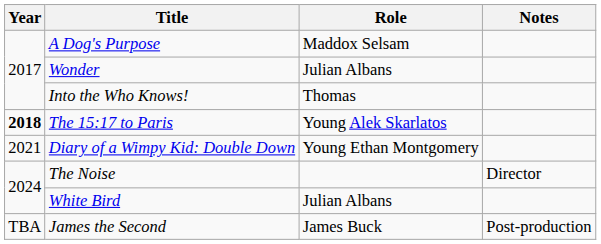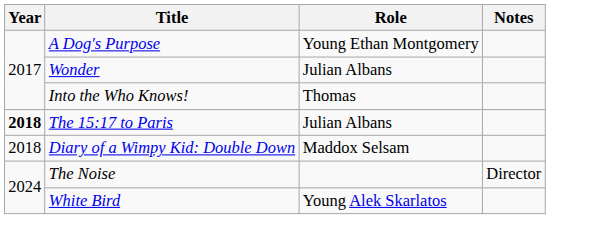(356, 43) Maddox Selsam -> (391, 43) Young Ethan Montgomery
(375, 122) Young Alek Skarlatos -> (347, 122) Julian Albans
(25, 148) 2021 -> (25, 148) 2018
(391, 148) Young Ethan Montgomery -> (356, 148) Maddox Selsam
(347, 200) Julian Albans -> (375, 200) Young Alek Skarlatos
- row: (107, 226)
